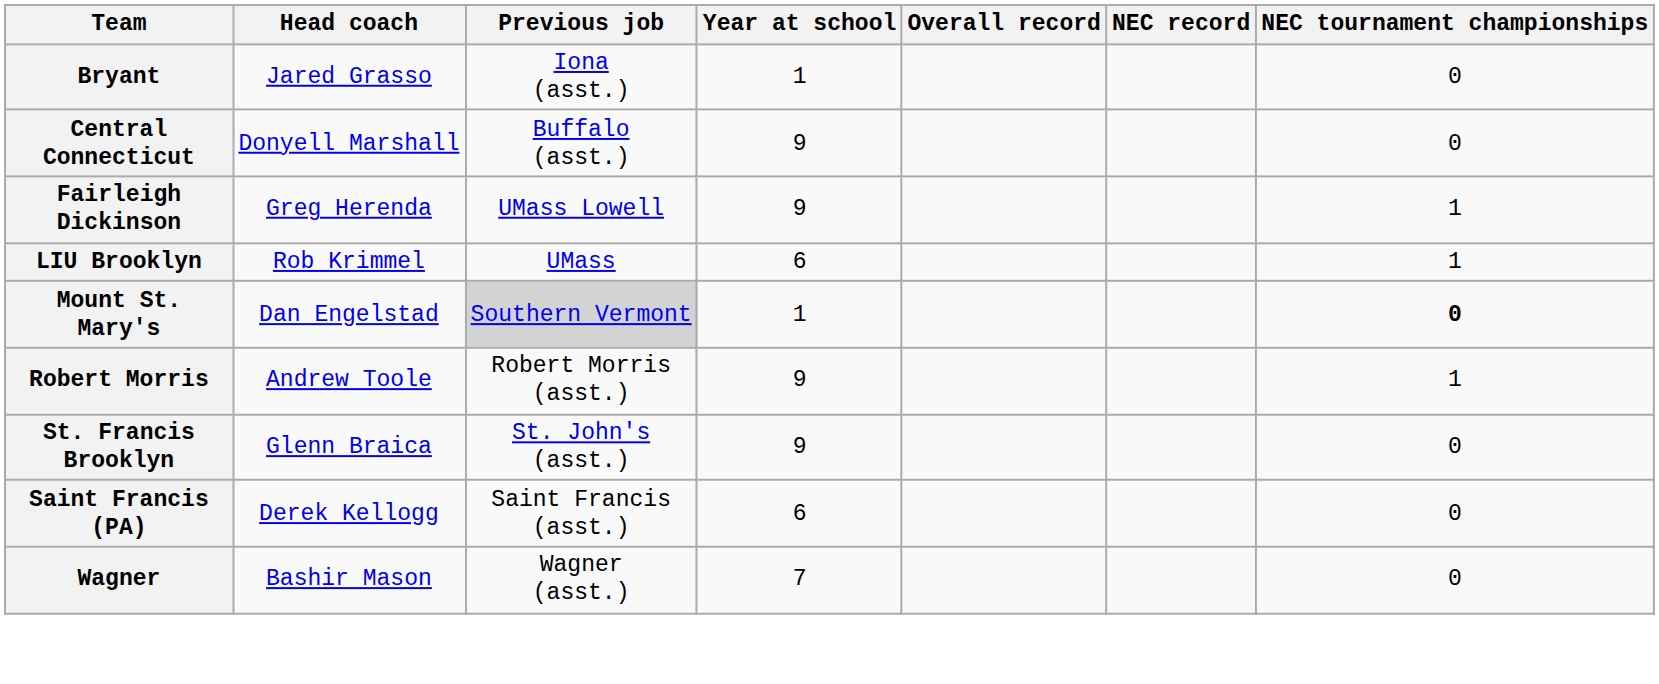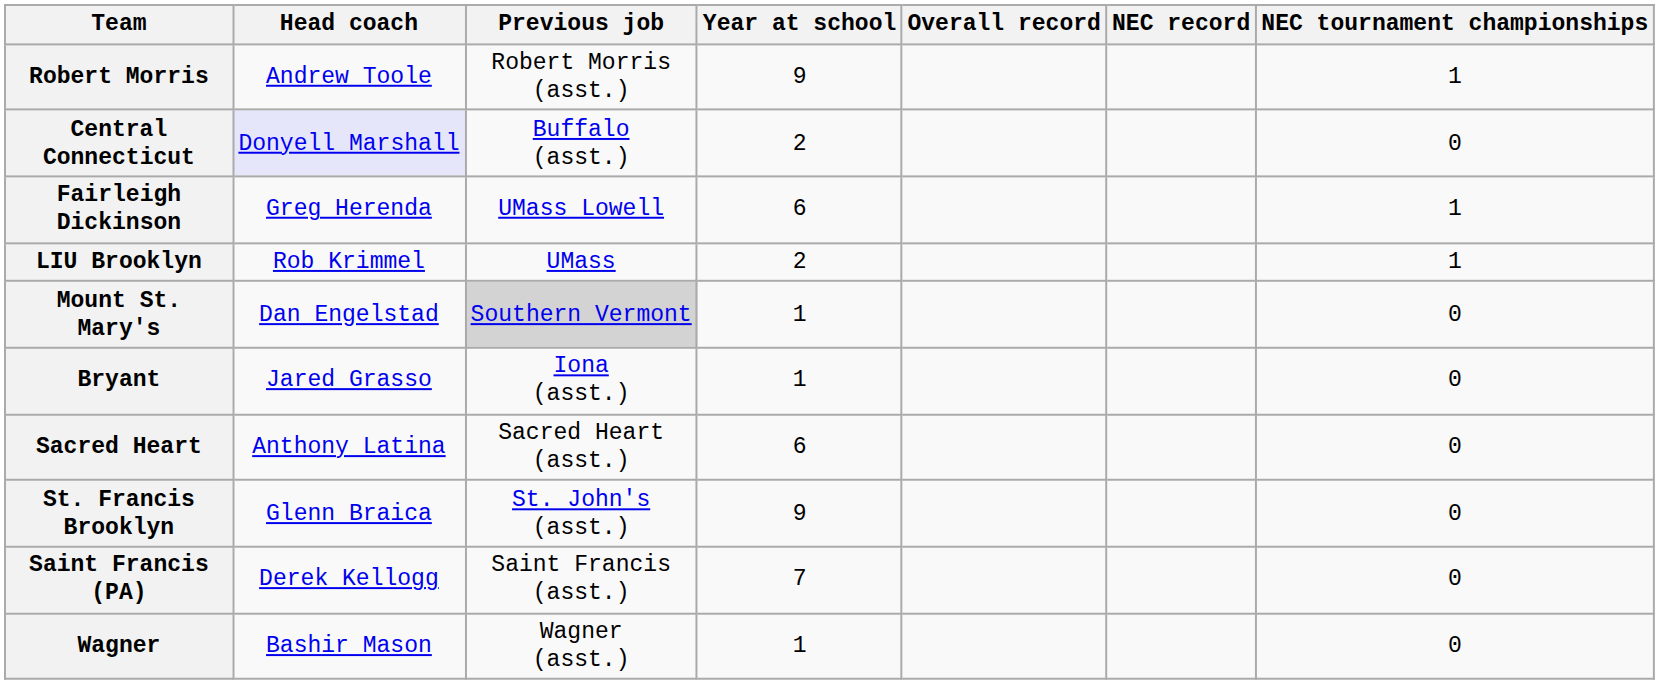rows swapped: (119, 77) <-> (119, 380)
(349, 143) no background -> (349, 143) lavender background
(800, 143) 9 -> (800, 143) 2
(800, 209) 9 -> (800, 209) 6
(800, 262) 6 -> (800, 262) 2
(1455, 314) bold -> (1455, 314) normal
+ row: (119, 447)
(800, 513) 6 -> (800, 579) 7
(800, 579) 7 -> (800, 646) 1
